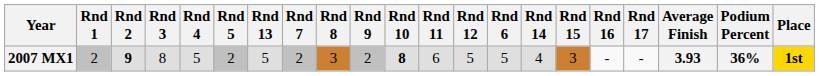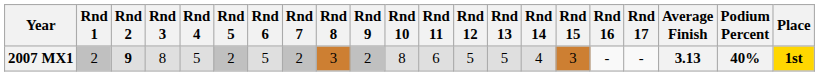columns swapped: (504, 25) <-> (265, 25)
(402, 58) bold -> (402, 58) normal
(688, 58) 3.93 -> (688, 58) 3.13
(745, 58) 36% -> (745, 58) 40%
